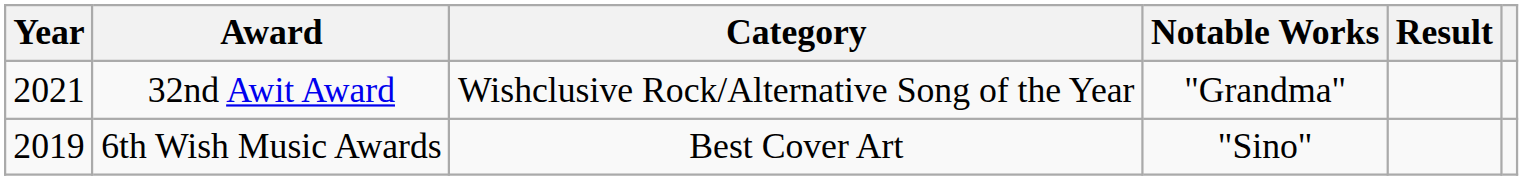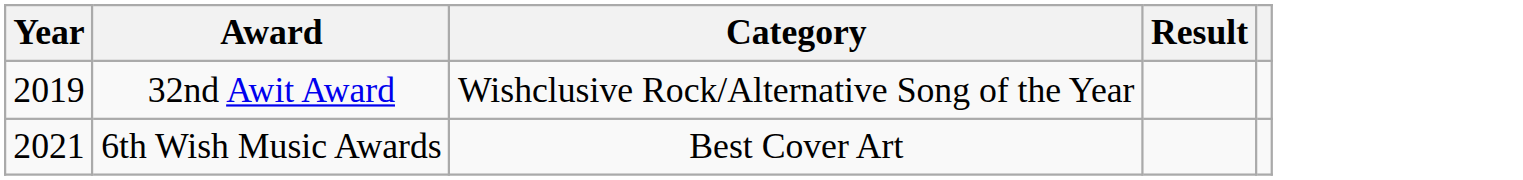- column: (1265, 32)
(49, 89) 2021 -> (49, 89) 2019
(49, 145) 2019 -> (49, 145) 2021
